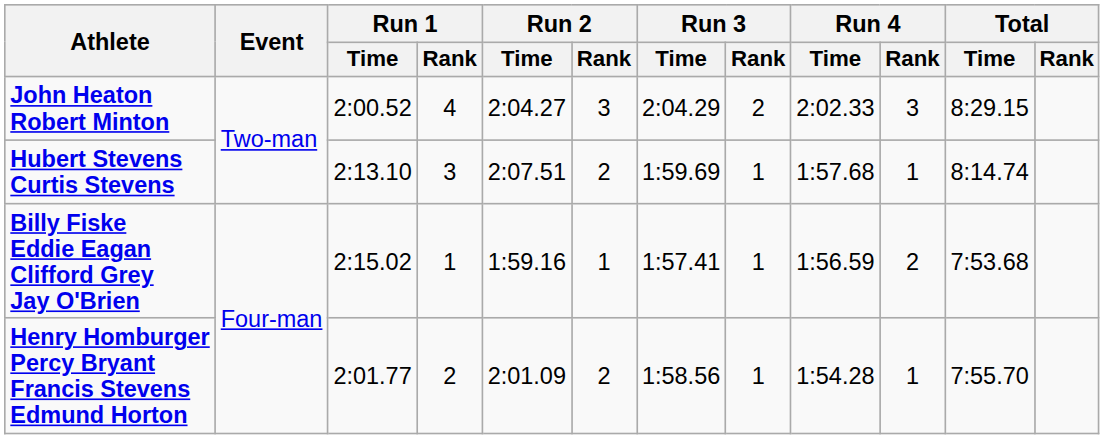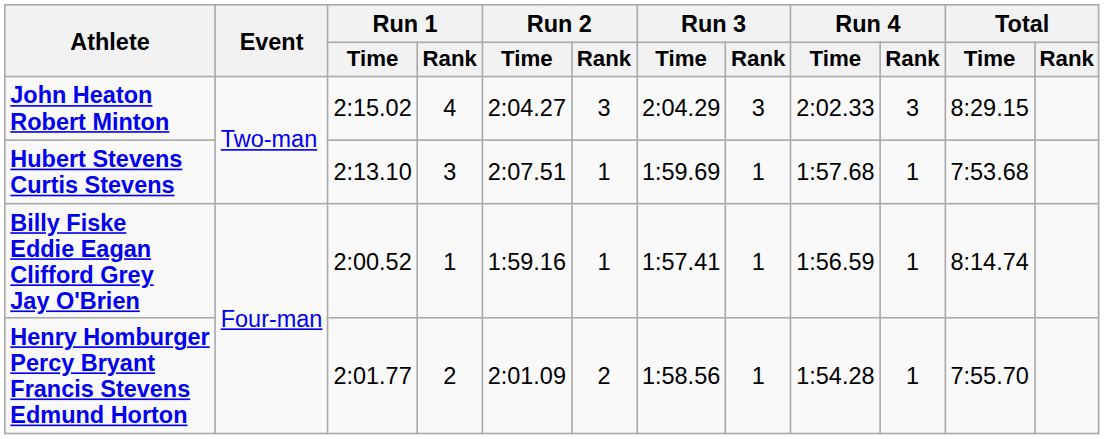(373, 109) 2:00.52 -> (373, 109) 2:15.02
(758, 109) 2 -> (758, 109) 3
(604, 172) 2 -> (604, 172) 1
(990, 172) 8:14.74 -> (990, 172) 7:53.68
(373, 261) 2:15.02 -> (373, 261) 2:00.52
(912, 261) 2 -> (912, 261) 1
(990, 261) 7:53.68 -> (990, 261) 8:14.74
